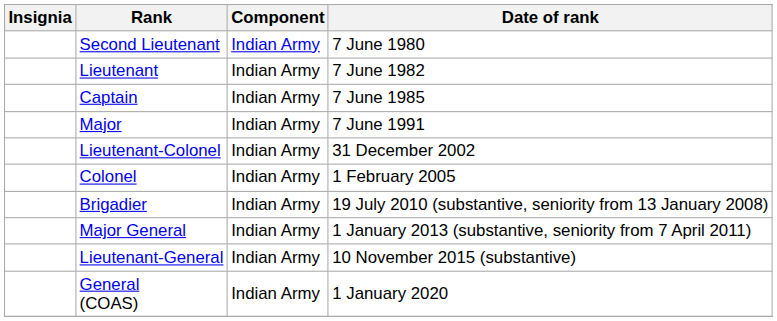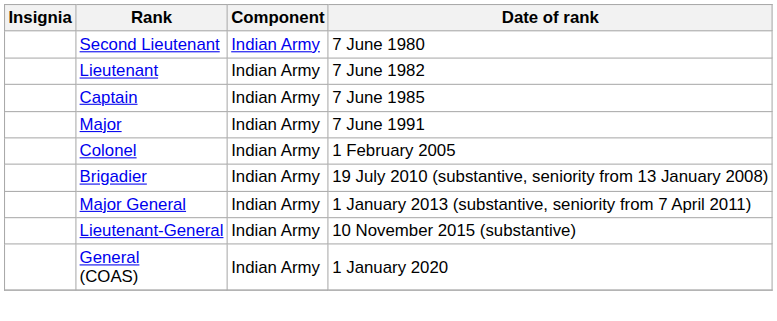- row: (150, 151)
